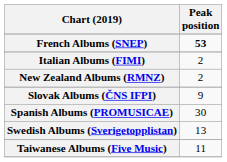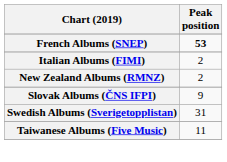- row: (92, 113)
(201, 130) 13 -> (201, 113) 31
